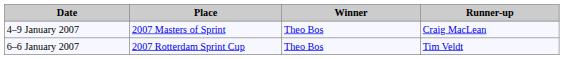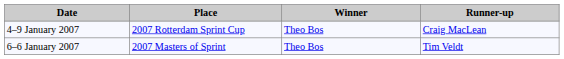(179, 29) 2007 Masters of Sprint -> (188, 29) 2007 Rotterdam Sprint Cup
(188, 46) 2007 Rotterdam Sprint Cup -> (179, 46) 2007 Masters of Sprint
